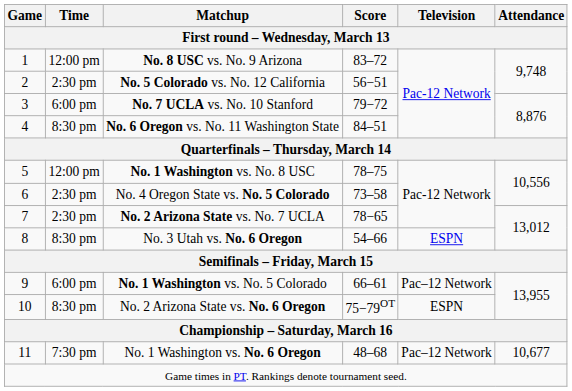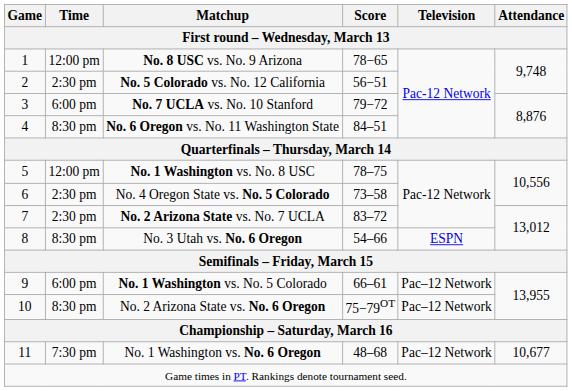(370, 60) 83–72 -> (370, 60) 78−65
(370, 216) 78−65 -> (370, 216) 83–72
(447, 307) ESPN -> (447, 307) Pac–12 Network
